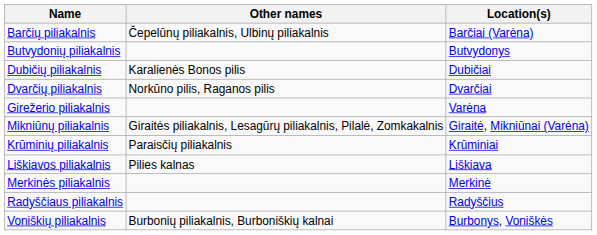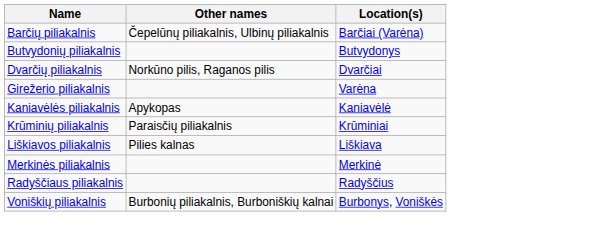- row: (54, 70)
- row: (58, 127)
+ row: (63, 108)
